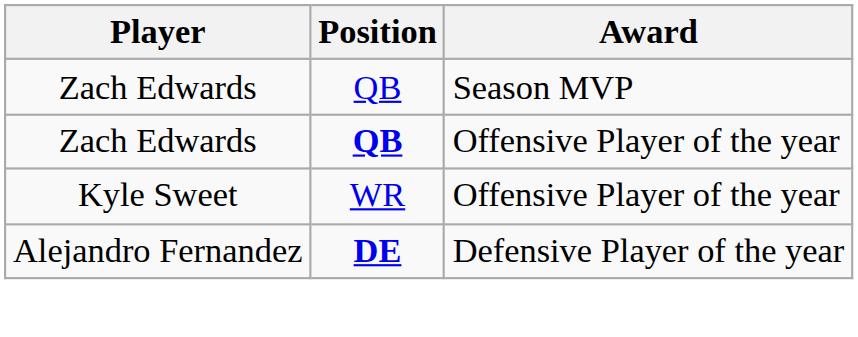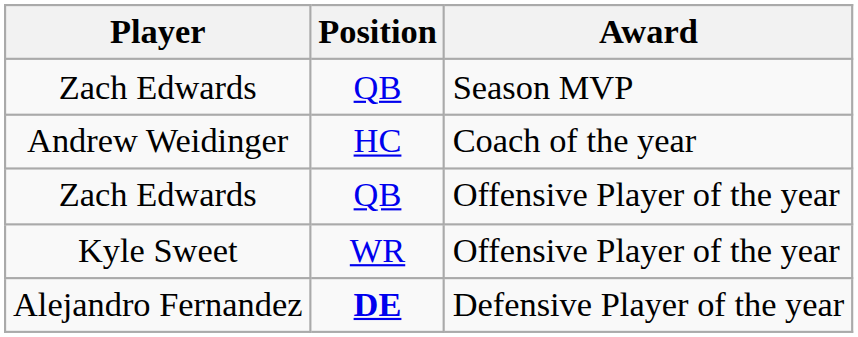+ row: (158, 140)
(378, 140) bold -> (378, 195) normal
